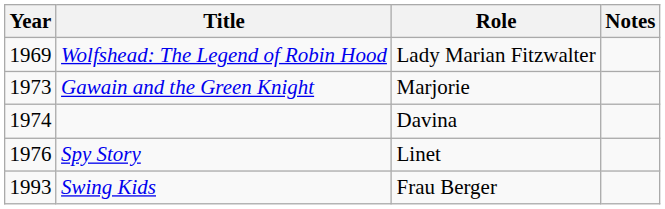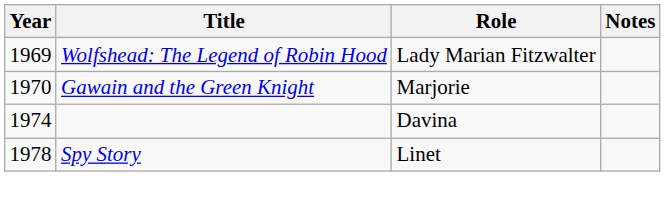(30, 87) 1973 -> (30, 87) 1970
(30, 154) 1976 -> (30, 154) 1978
- row: (109, 187)
